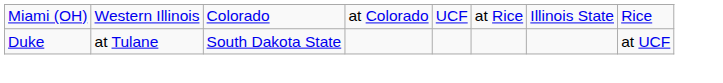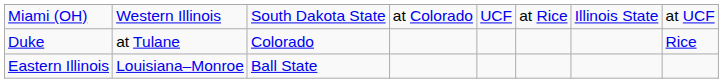(238, 16) Colorado -> (318, 16) South Dakota State
(637, 16) Rice -> (690, 16) at UCF
(274, 41) South Dakota State -> (282, 41) Colorado
(646, 41) at UCF -> (681, 41) Rice
+ row: (59, 66)
